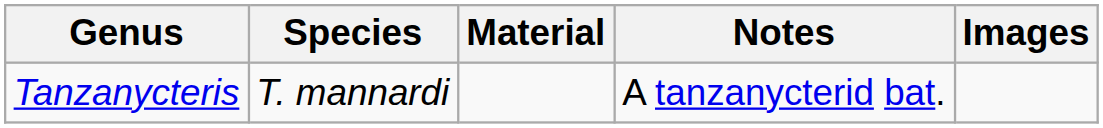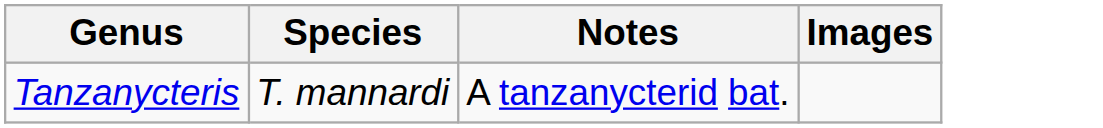- column: (536, 33)
